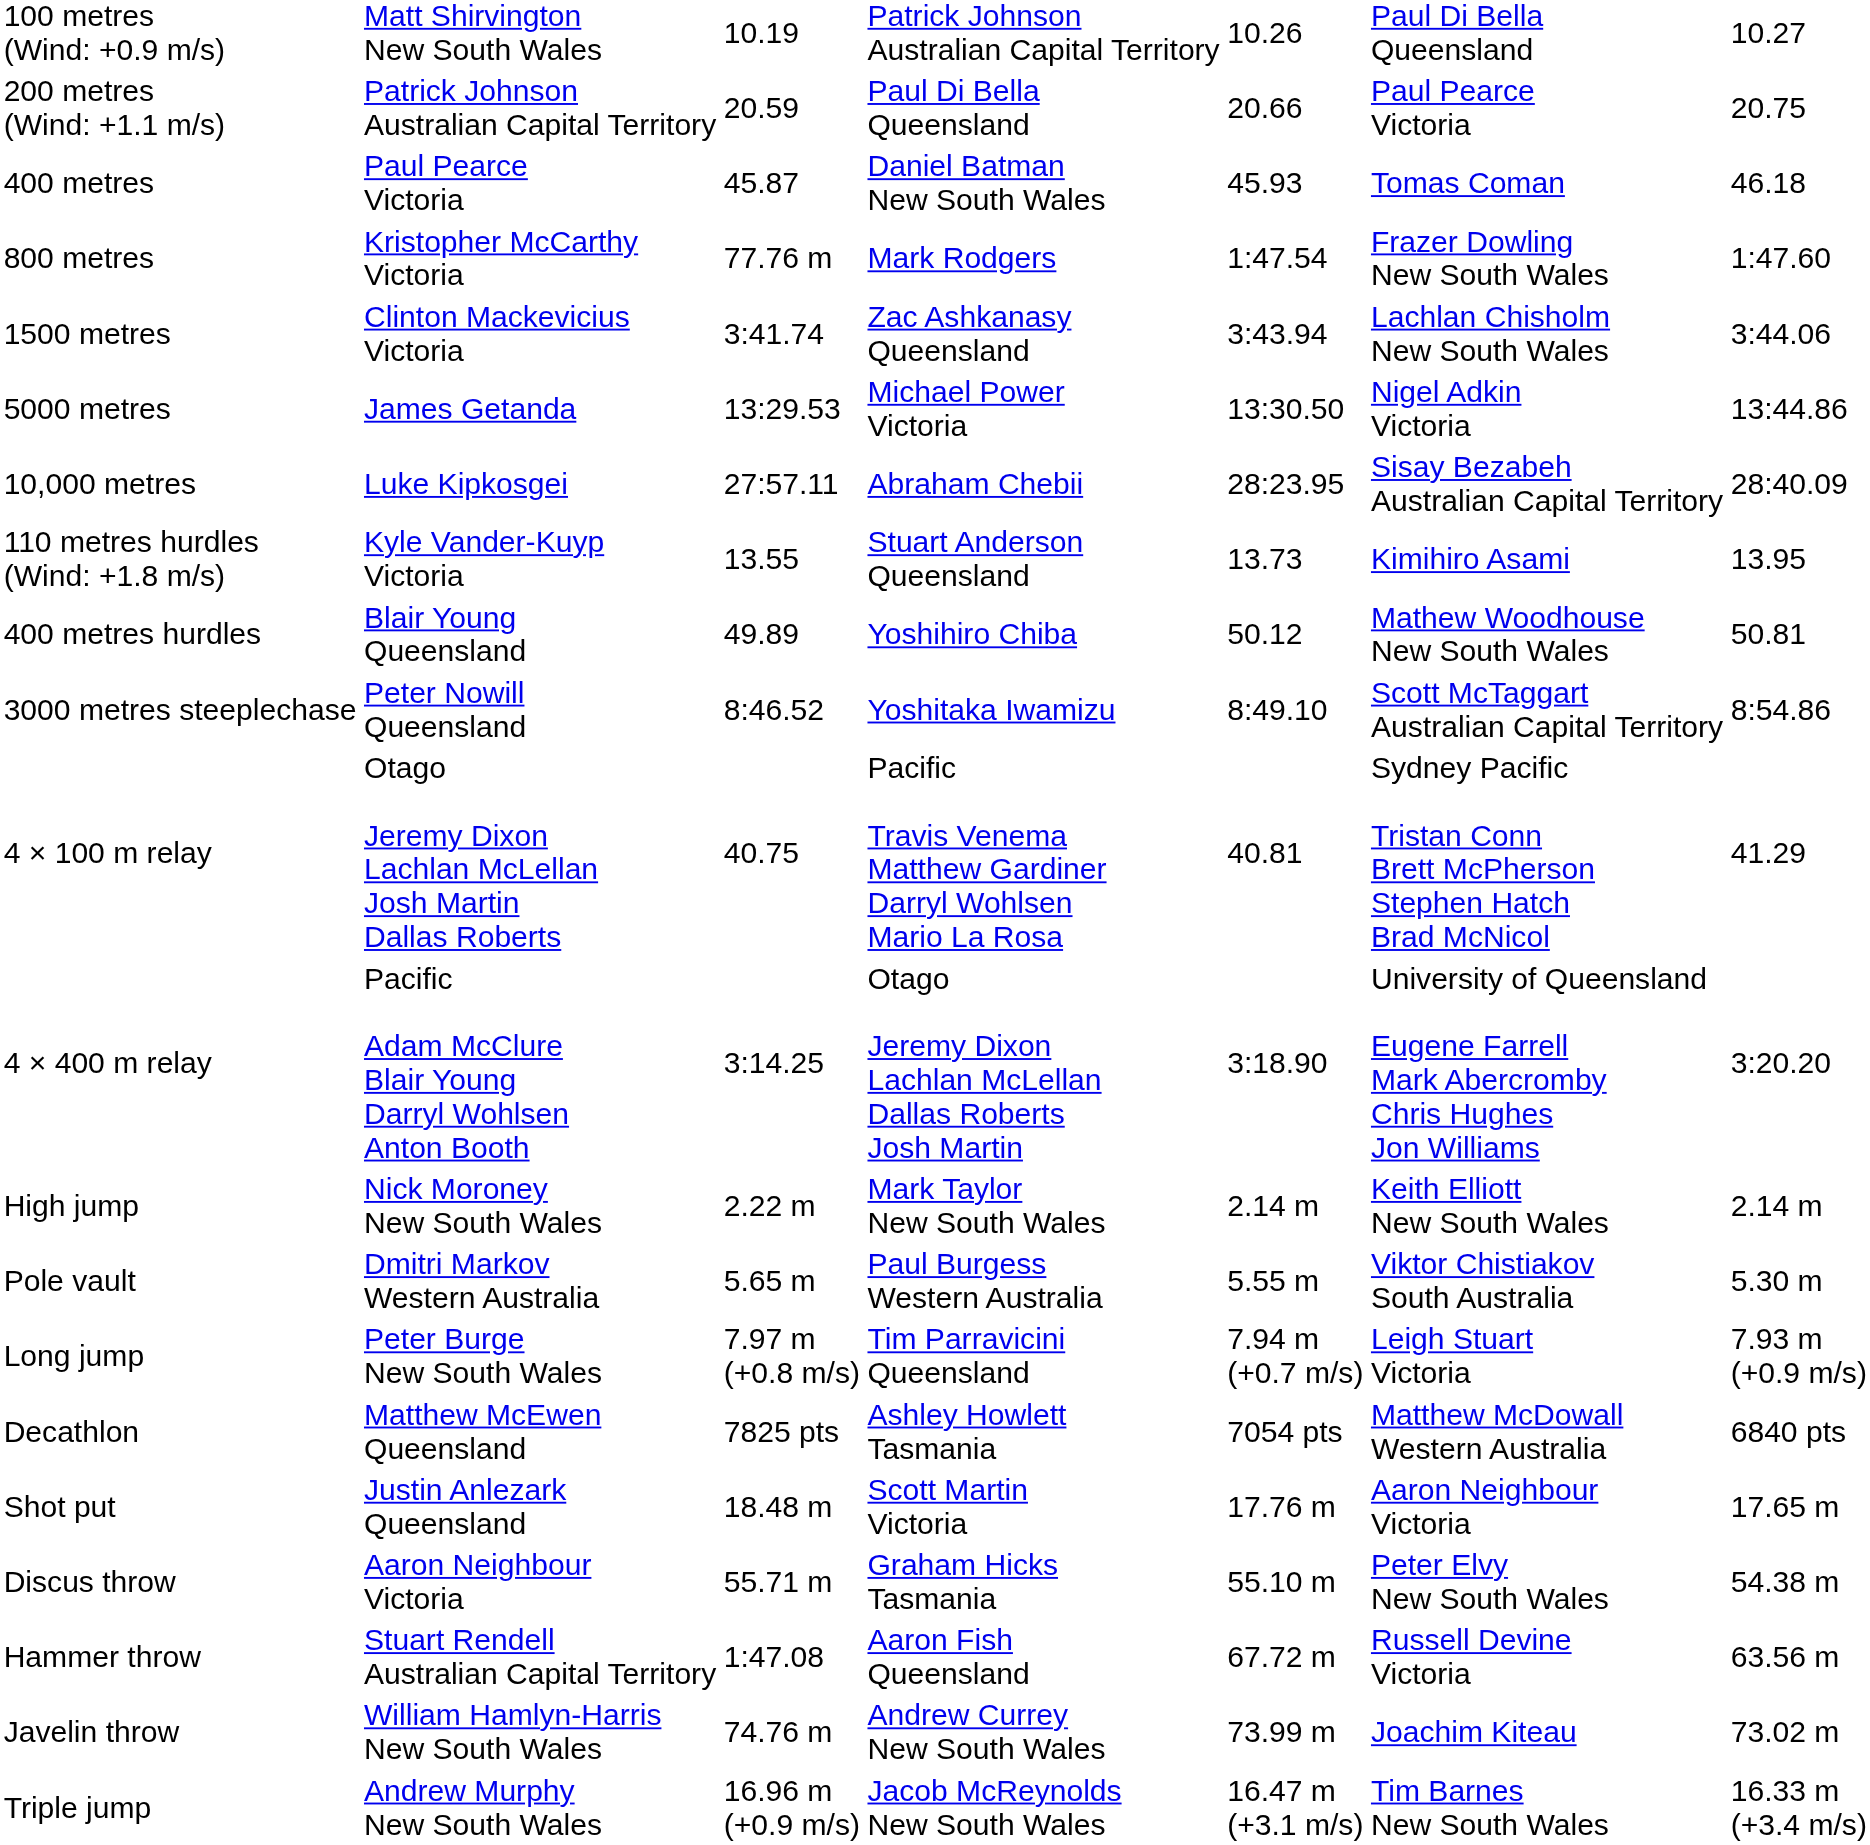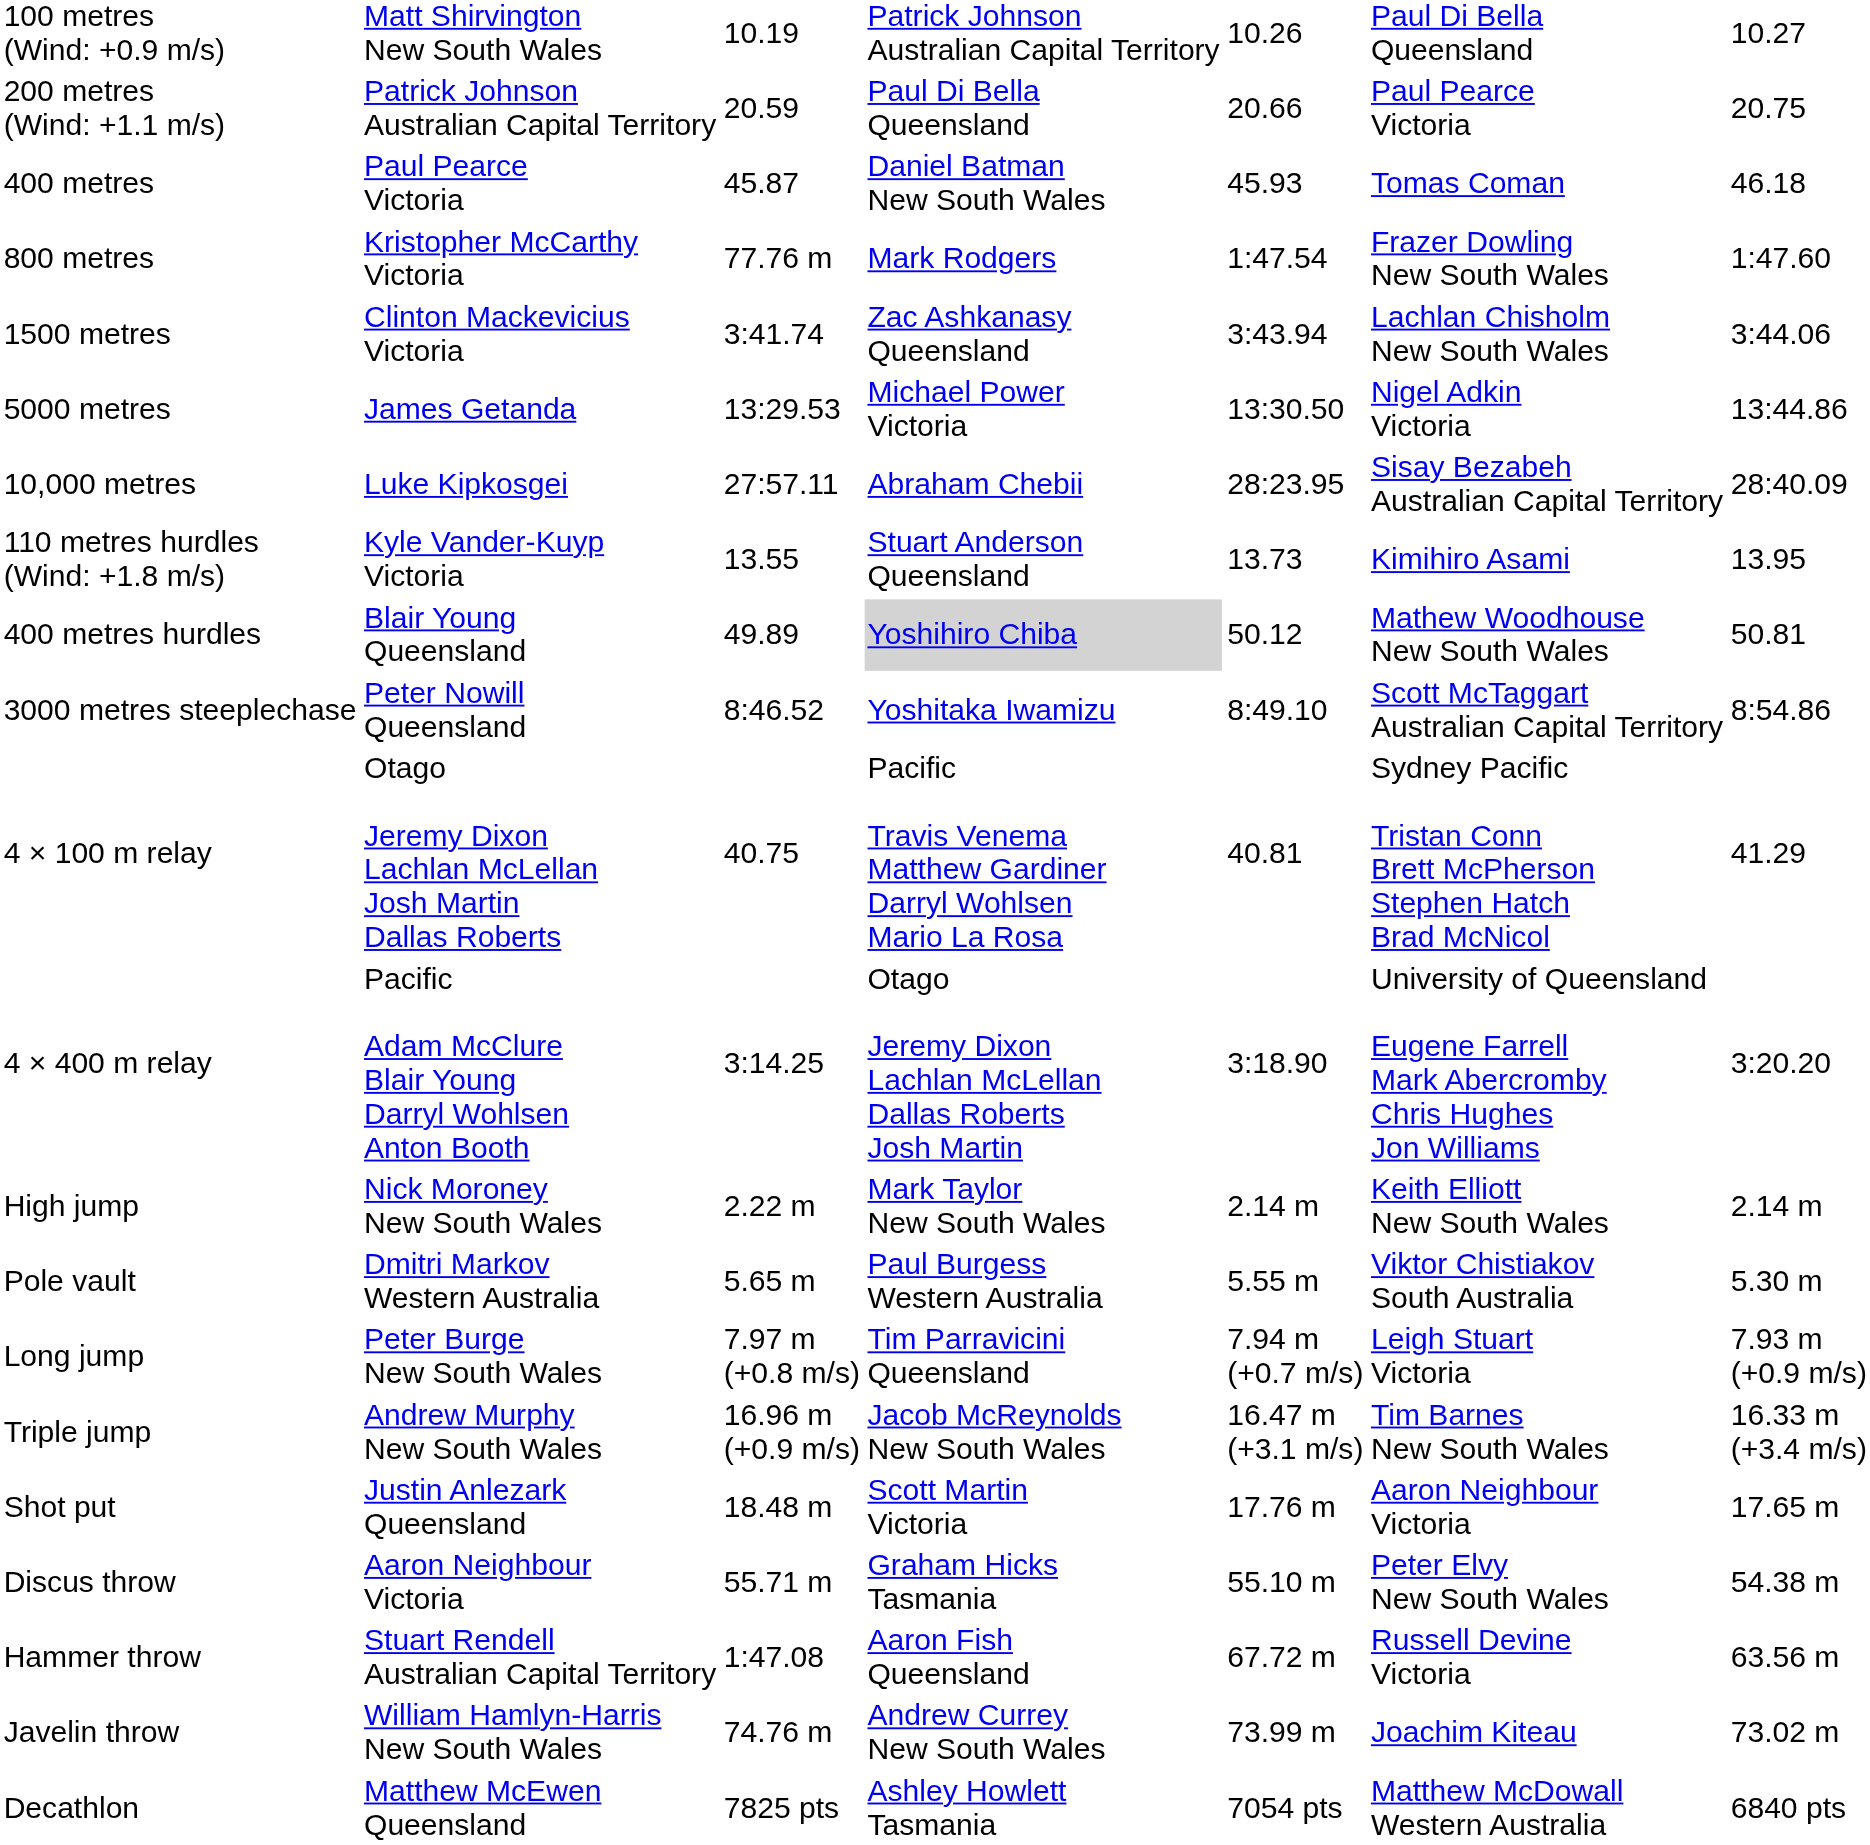(972, 634) no background -> (972, 634) lightgrey background
rows swapped: (77, 1807) <-> (71, 1431)
